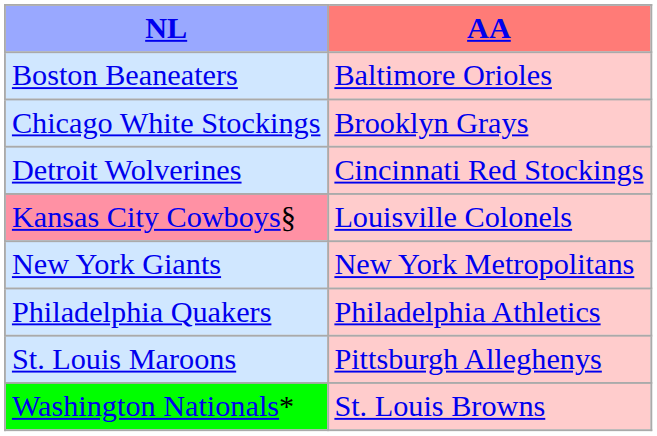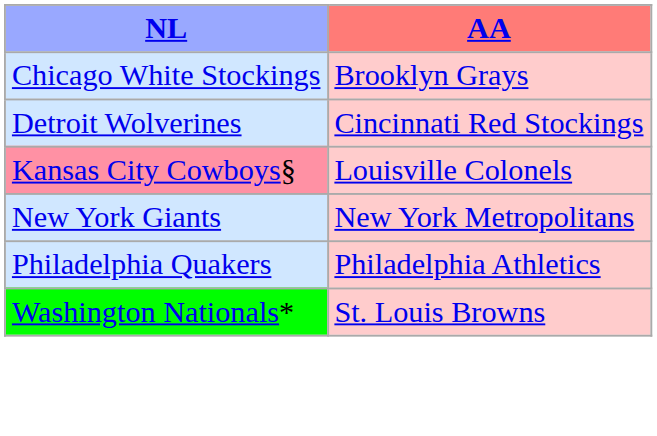- row: (125, 75)
- row: (124, 358)
